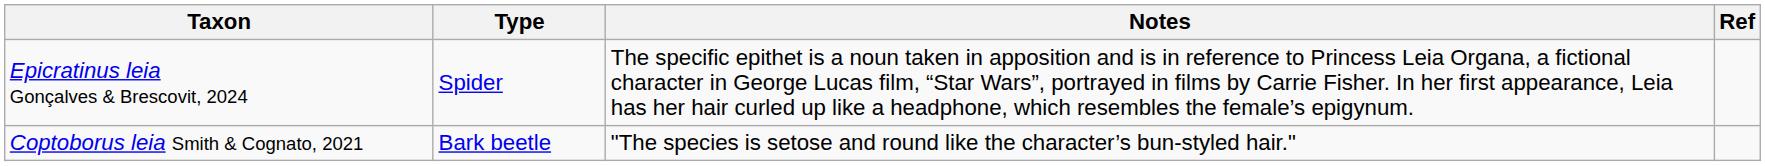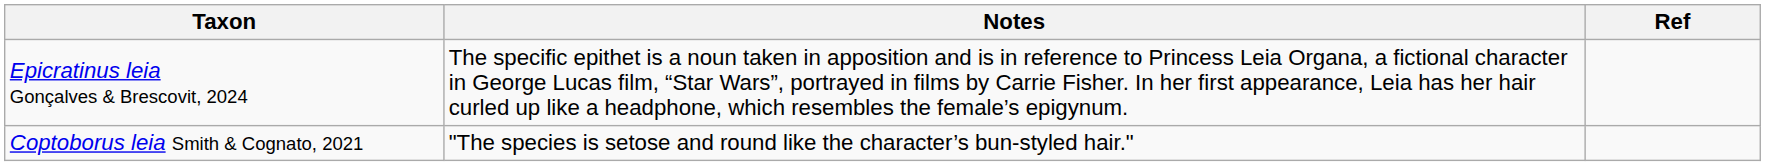- column: (520, 22)
